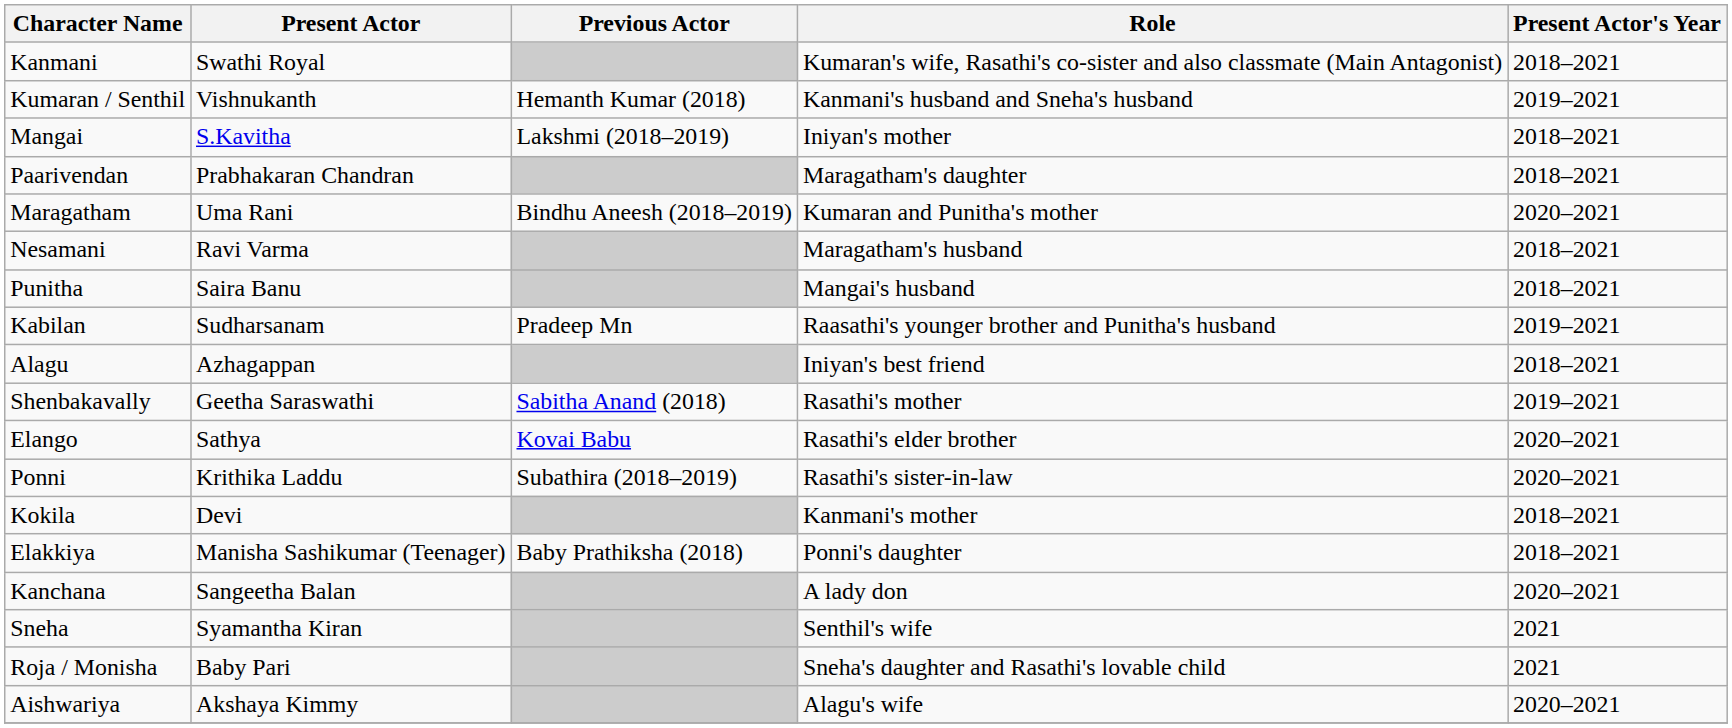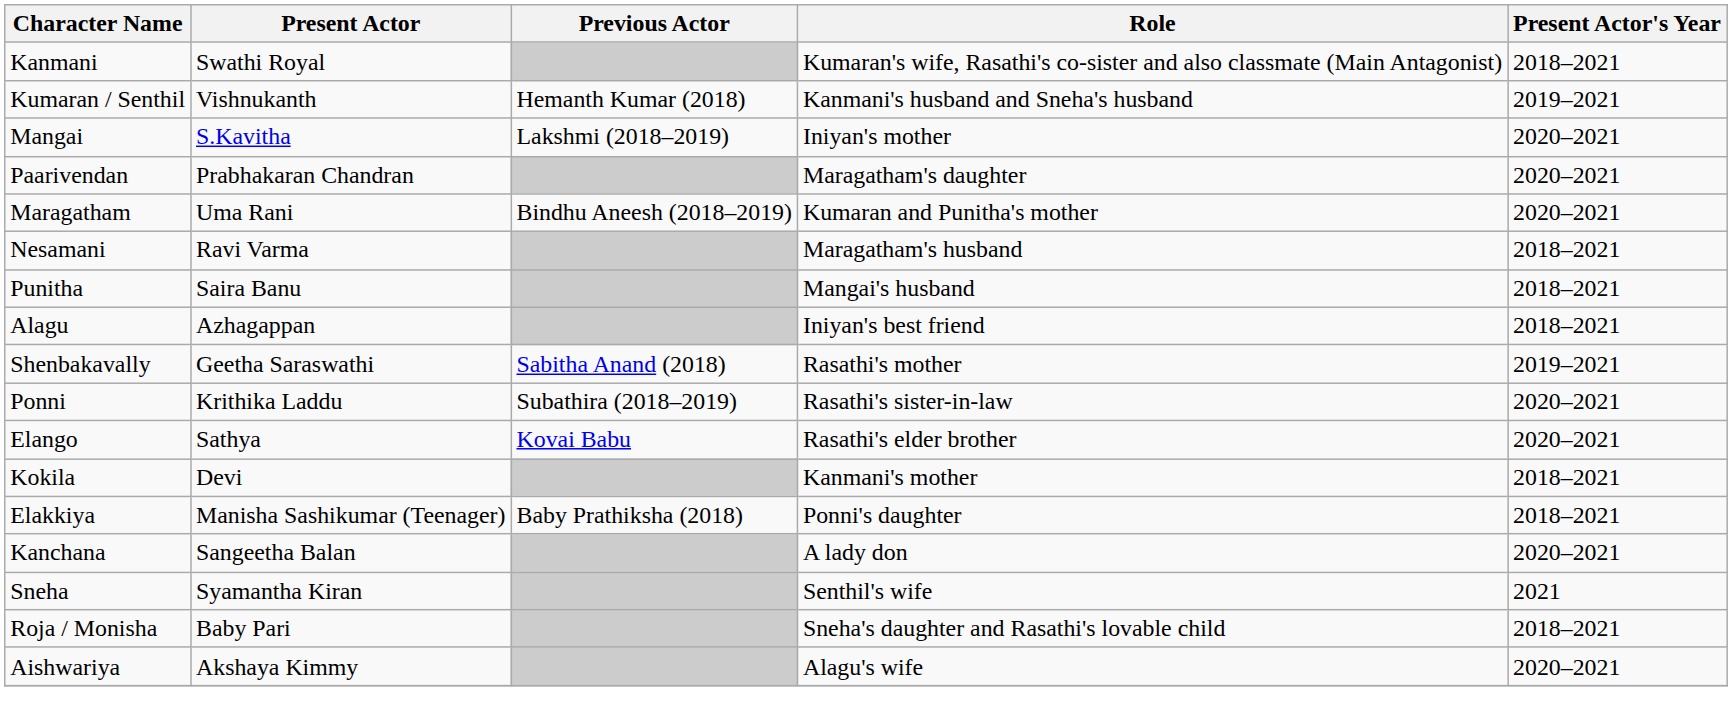(1567, 136) 2018–2021 -> (1567, 136) 2020–2021
(1567, 174) 2018–2021 -> (1567, 174) 2020–2021
- row: (48, 325)
rows swapped: (38, 477) <-> (44, 439)
(1537, 666) 2021 -> (1567, 628) 2018–2021
